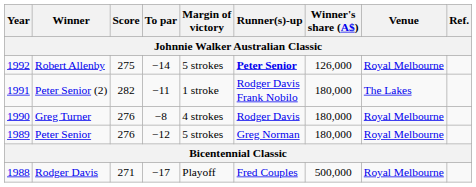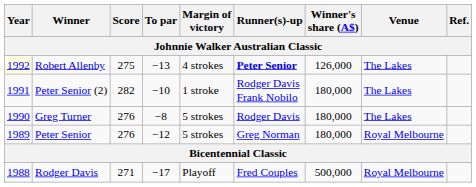(18, 65) no background -> (18, 65) lightyellow background
(161, 65) −14 -> (161, 65) −13
(203, 65) 5 strokes -> (203, 65) 4 strokes
(404, 65) Royal Melbourne -> (388, 65) The Lakes
(161, 90) −11 -> (161, 90) −10
(203, 116) 4 strokes -> (203, 116) 5 strokes
(404, 116) Royal Melbourne -> (388, 116) The Lakes
